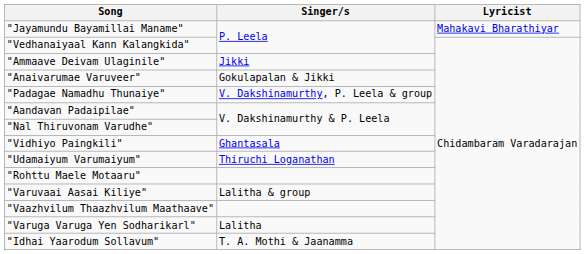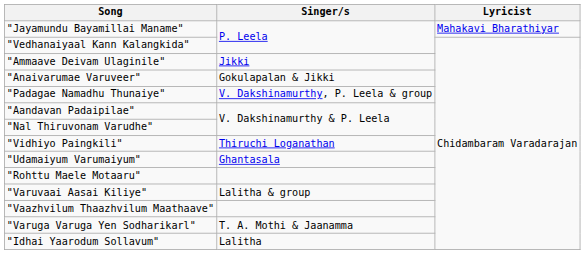(249, 144) Ghantasala -> (277, 144) Thiruchi Loganathan
(277, 160) Thiruchi Loganathan -> (249, 160) Ghantasala
(240, 225) Lalitha -> (286, 225) T. A. Mothi & Jaanamma
(286, 242) T. A. Mothi & Jaanamma -> (240, 242) Lalitha
